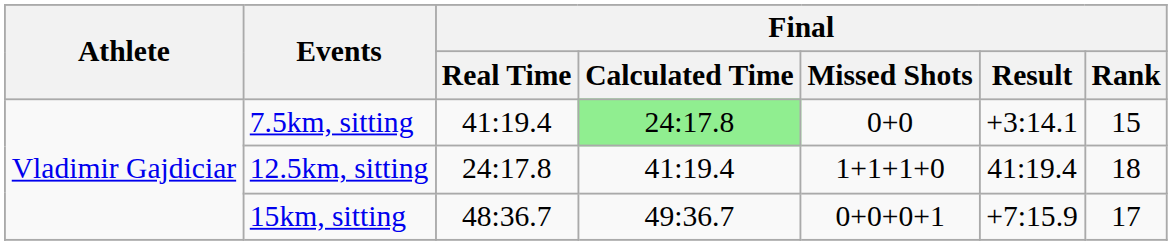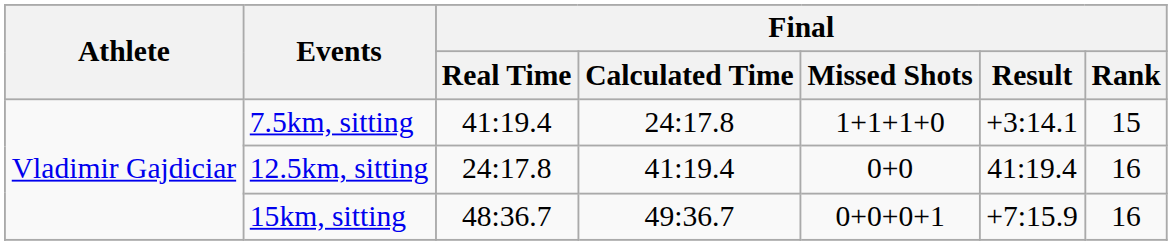(689, 121) lightgreen background -> (689, 121) no background
(890, 121) 0+0 -> (890, 121) 1+1+1+0
(890, 168) 1+1+1+0 -> (890, 168) 0+0
(1126, 168) 18 -> (1126, 168) 16
(1126, 215) 17 -> (1126, 215) 16
